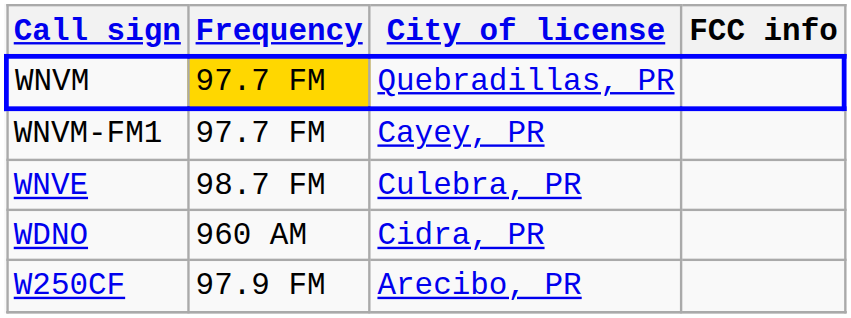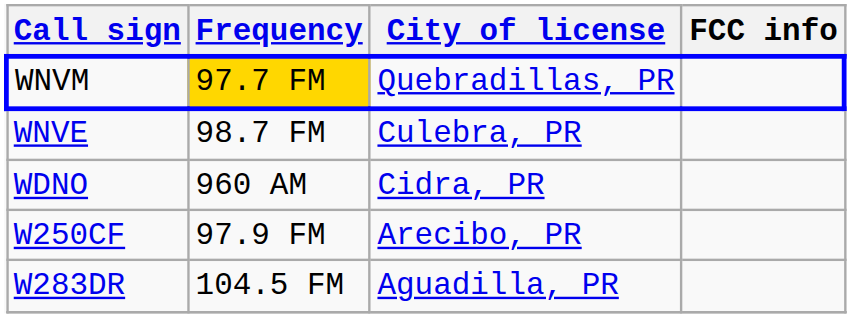- row: (88, 135)
+ row: (69, 286)
